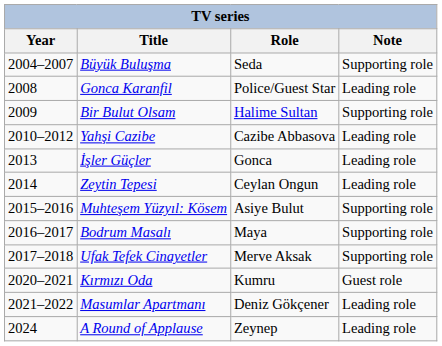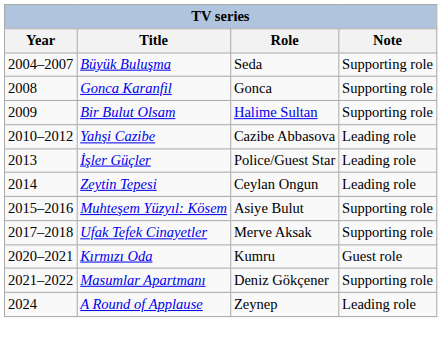(285, 88) Police/Guest Star -> (253, 88) Gonca
(379, 88) Leading role -> (387, 88) Supporting role
(253, 160) Gonca -> (285, 160) Police/Guest Star
- row: (126, 232)
(379, 304) Leading role -> (387, 280) Supporting role
